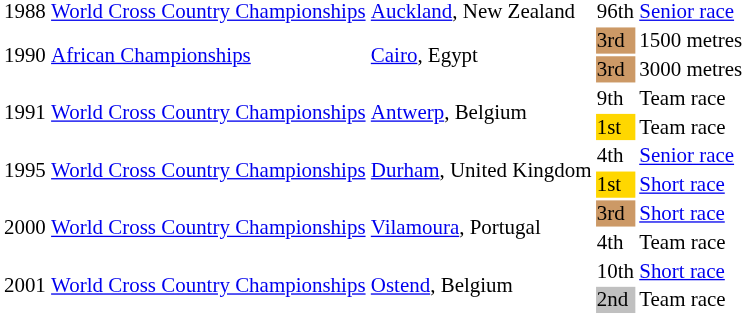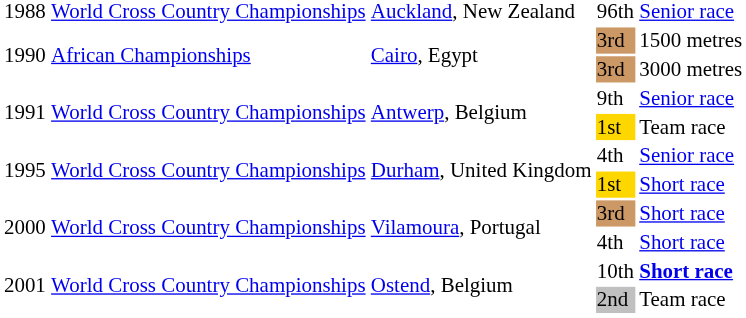(682, 98) Team race -> (687, 98) Senior race
(682, 242) Team race -> (682, 242) Short race
(682, 270) normal -> (686, 270) bold
